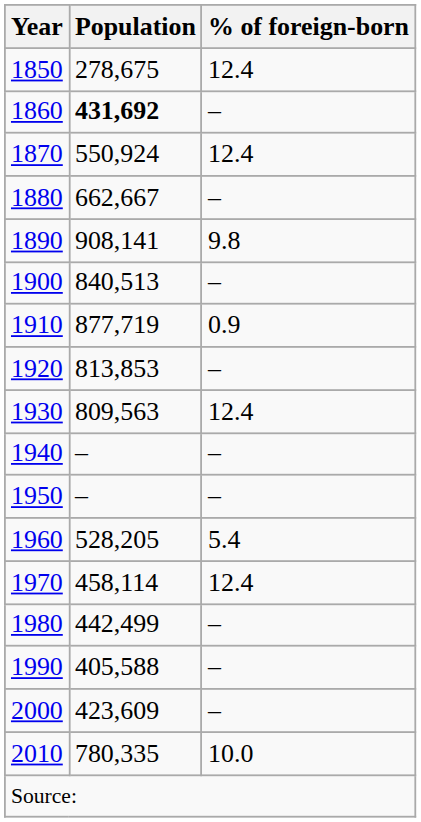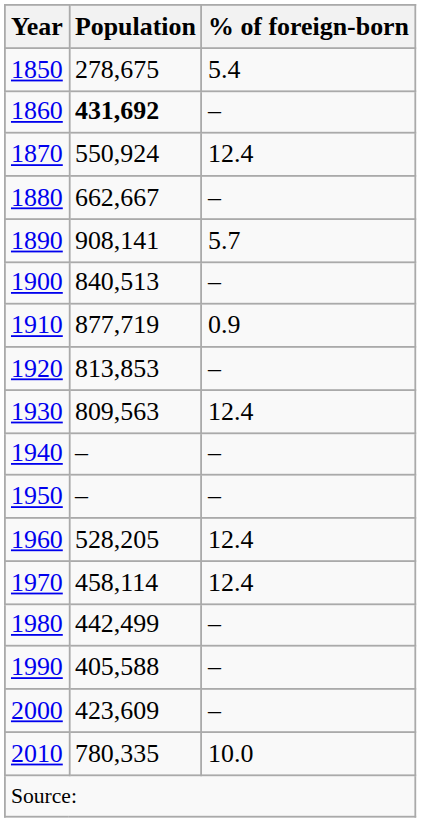(231, 69) 12.4 -> (224, 69) 5.4
(224, 240) 9.8 -> (224, 240) 5.7
(224, 539) 5.4 -> (231, 539) 12.4
